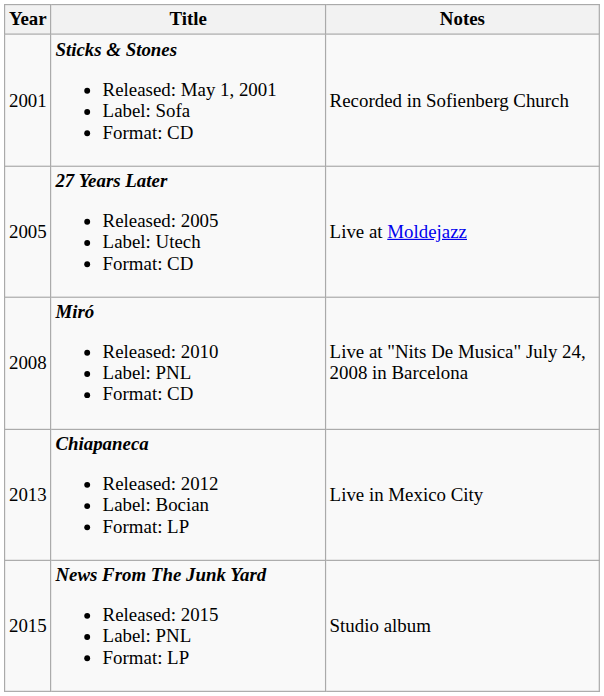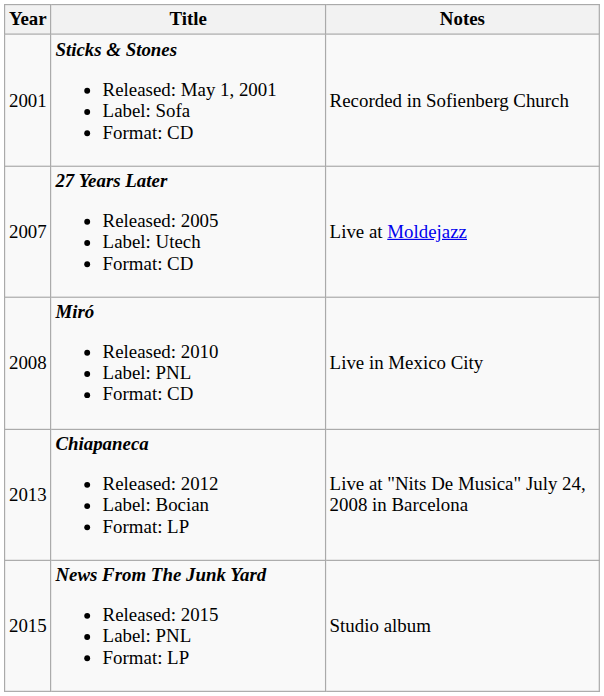(28, 231) 2005 -> (28, 231) 2007
(458, 362) Live at "Nits De Musica" July 24, 2008 in Barcelona -> (406, 362) Live in Mexico City
(406, 494) Live in Mexico City -> (458, 494) Live at "Nits De Musica" July 24, 2008 in Barcelona
